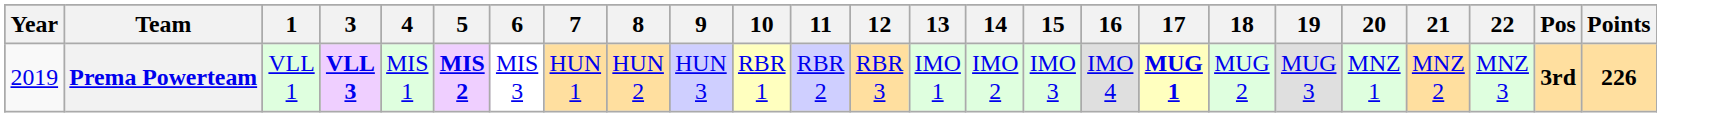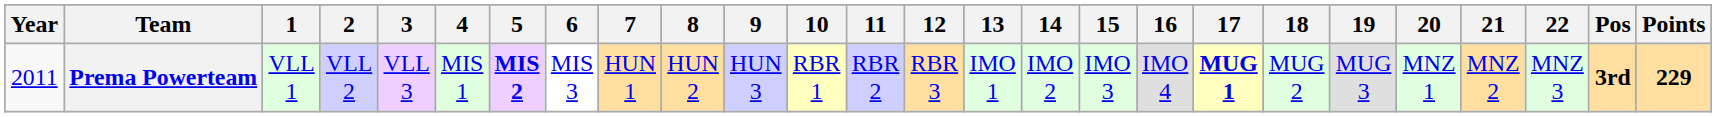+ column: (349, 23)
(34, 76) 2019 -> (34, 76) 2011
(350, 76) bold -> (407, 76) normal
(1619, 76) 226 -> (1674, 76) 229
